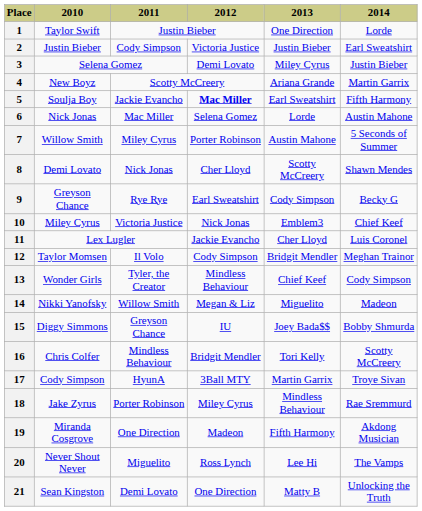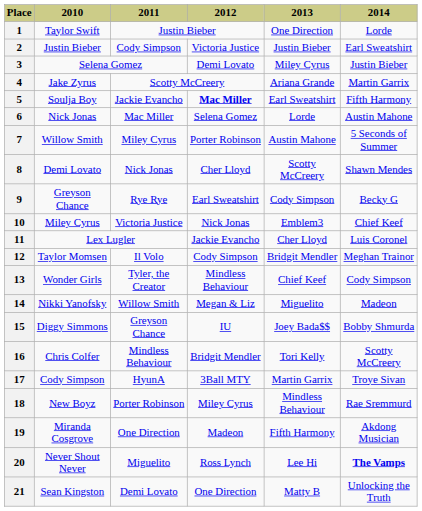(72, 82) New Boyz -> (72, 82) Jake Zyrus
(72, 403) Jake Zyrus -> (72, 403) New Boyz
(379, 462) normal -> (379, 462) bold
